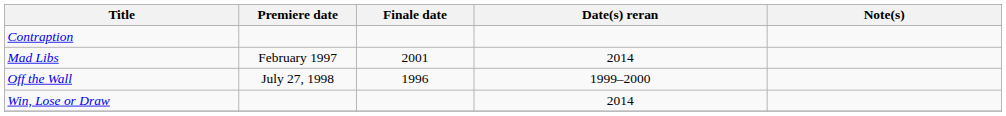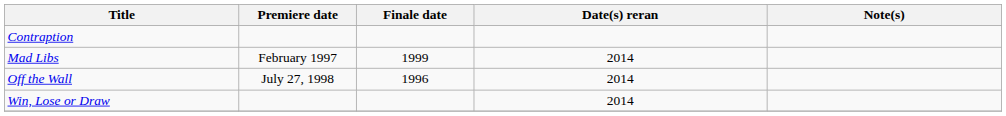(415, 57) 2001 -> (415, 57) 1999
(620, 79) 1999–2000 -> (620, 79) 2014
